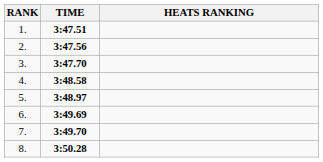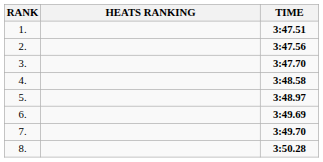columns swapped: (209, 13) <-> (70, 13)
